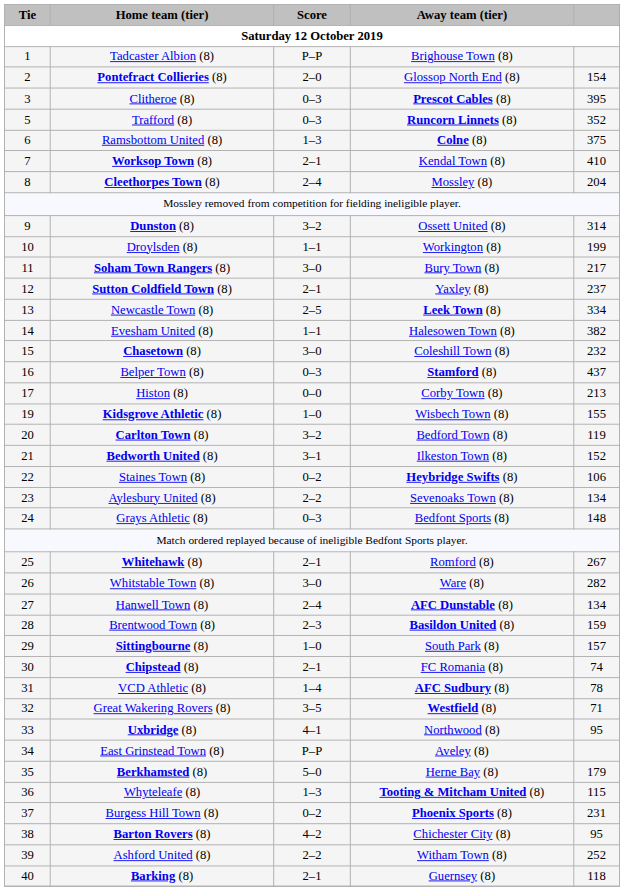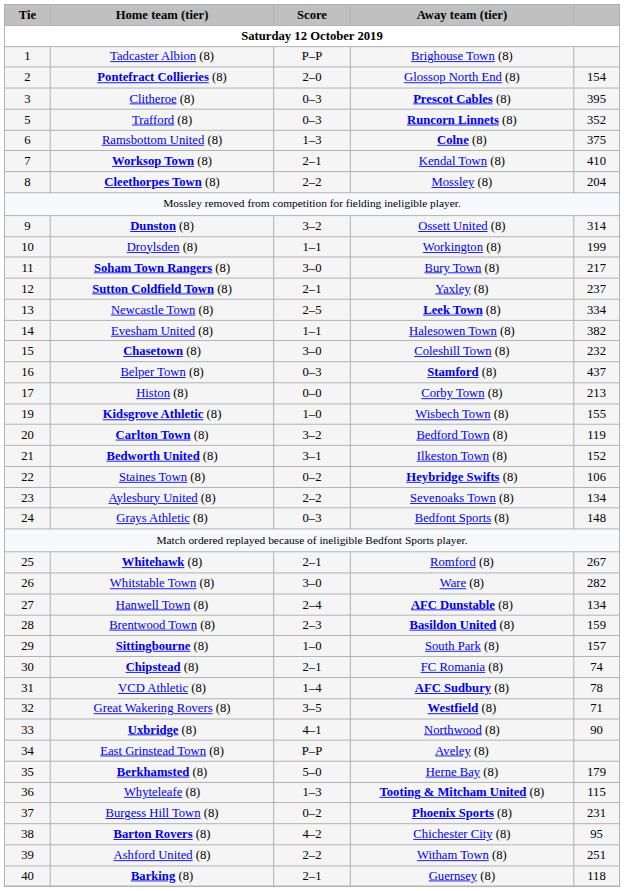(312, 182) 2–4 -> (312, 182) 2–2
(596, 730) 95 -> (596, 730) 90
(596, 855) 252 -> (596, 855) 251
